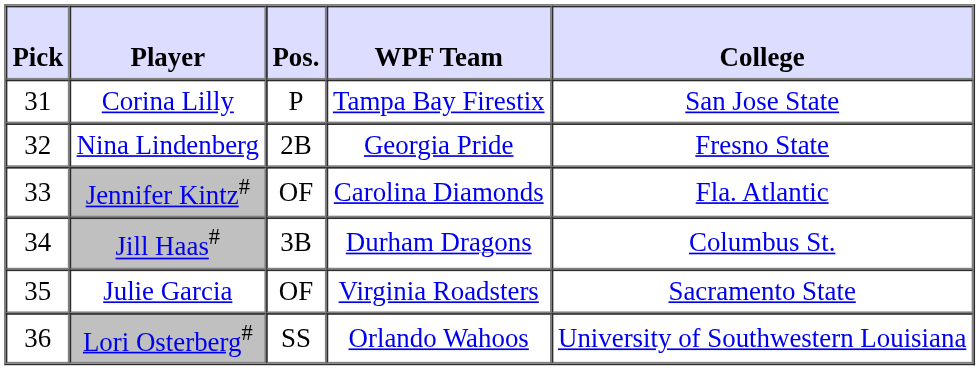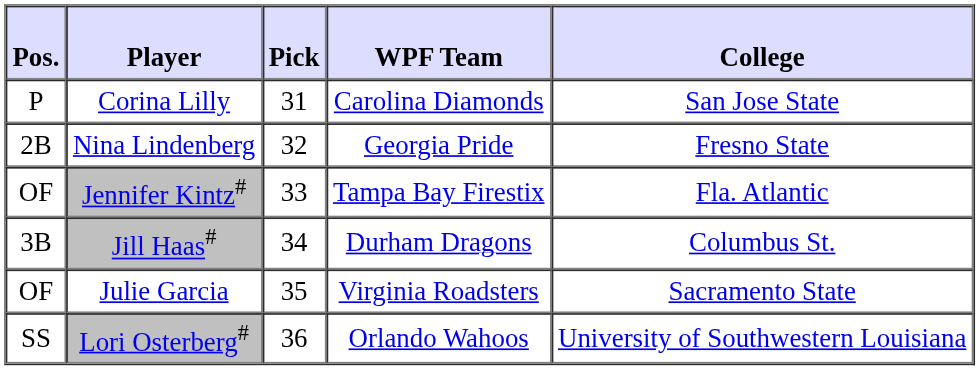columns swapped: (38, 57) <-> (296, 57)
(439, 101) Tampa Bay Firestix -> (439, 101) Carolina Diamonds
(439, 192) Carolina Diamonds -> (439, 192) Tampa Bay Firestix
